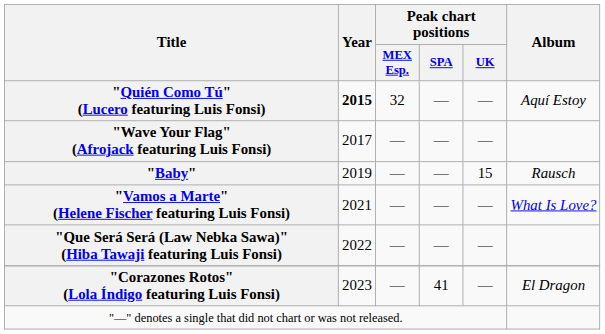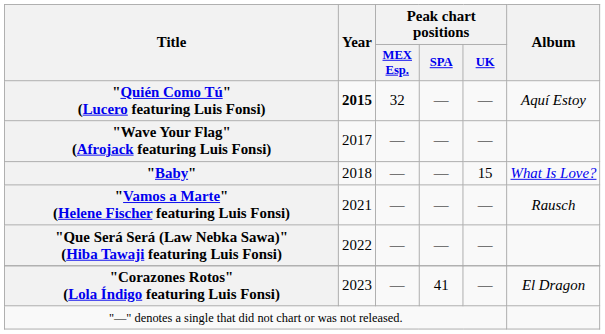(357, 173) 2019 -> (357, 173) 2018
(553, 173) Rausch -> (553, 173) What Is Love?
(553, 205) What Is Love? -> (553, 205) Rausch
